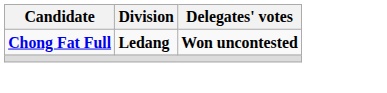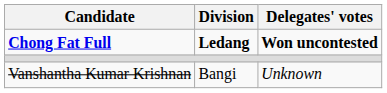+ row: (100, 74)
